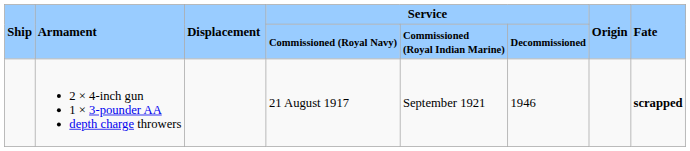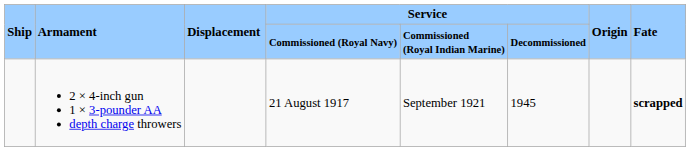(523, 102) 1946 -> (523, 102) 1945
